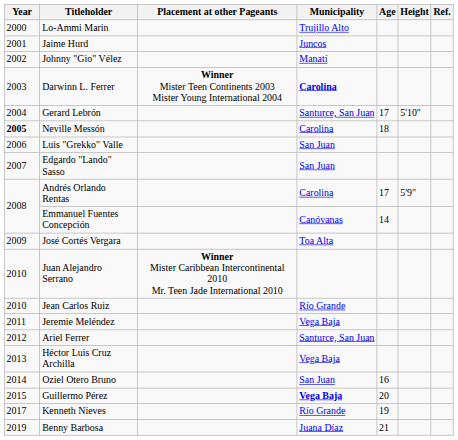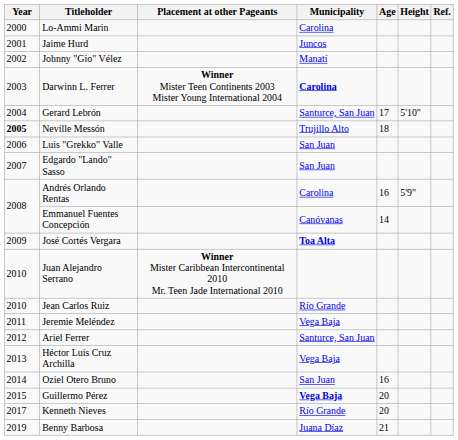(324, 28) Trujillo Alto -> (316, 28) Carolina
(316, 129) Carolina -> (324, 129) Trujillo Alto
(384, 193) 17 -> (384, 193) 16
(316, 241) normal -> (317, 241) bold
(384, 411) 19 -> (384, 411) 20
